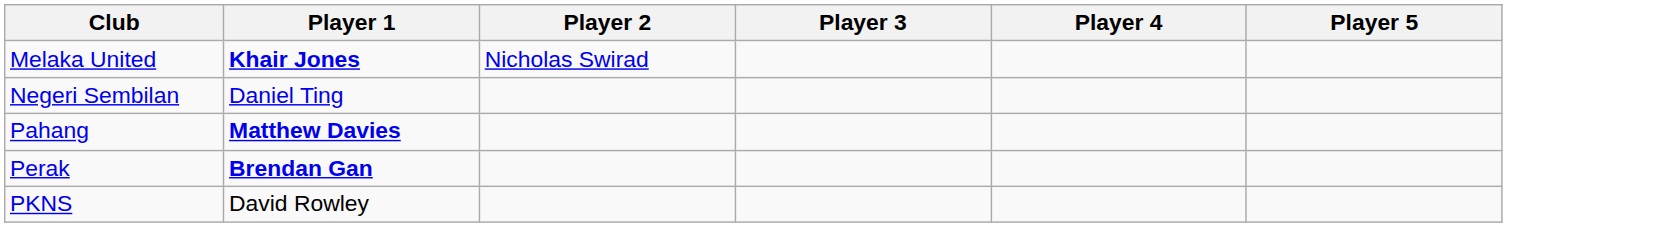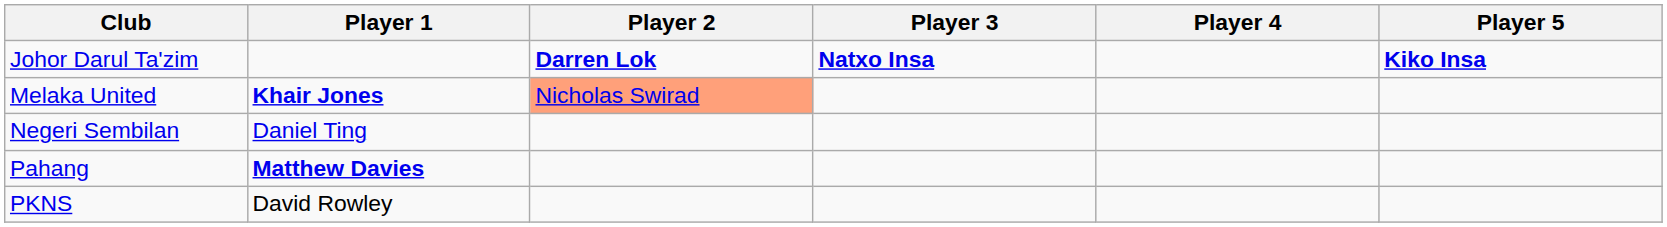+ row: (104, 58)
(567, 58) no background -> (617, 95) lightsalmon background
- row: (40, 167)
